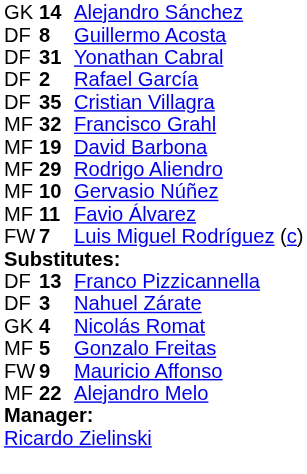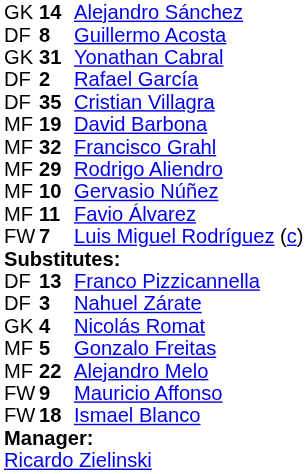(17, 57) DF -> (19, 57) GK
rows swapped: (141, 147) <-> (145, 124)
rows swapped: (141, 393) <-> (148, 371)
+ row: (137, 415)
